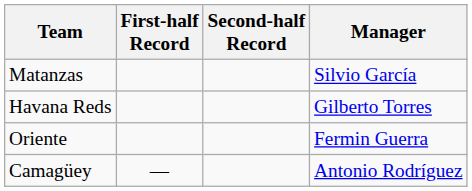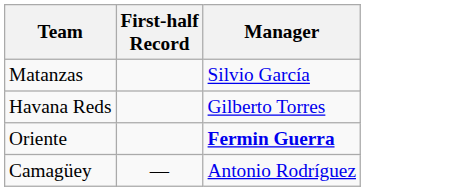- column: (256, 32)
(371, 138) normal -> (271, 138) bold
